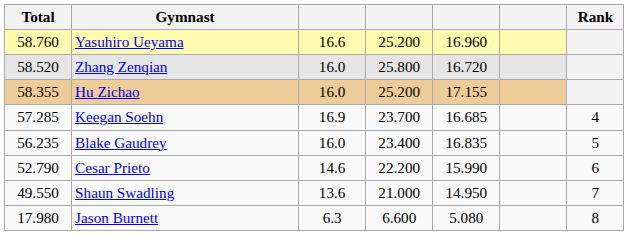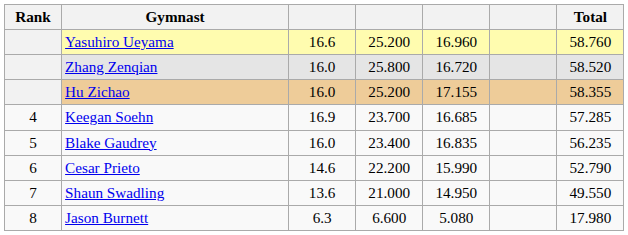columns swapped: (595, 17) <-> (38, 17)
